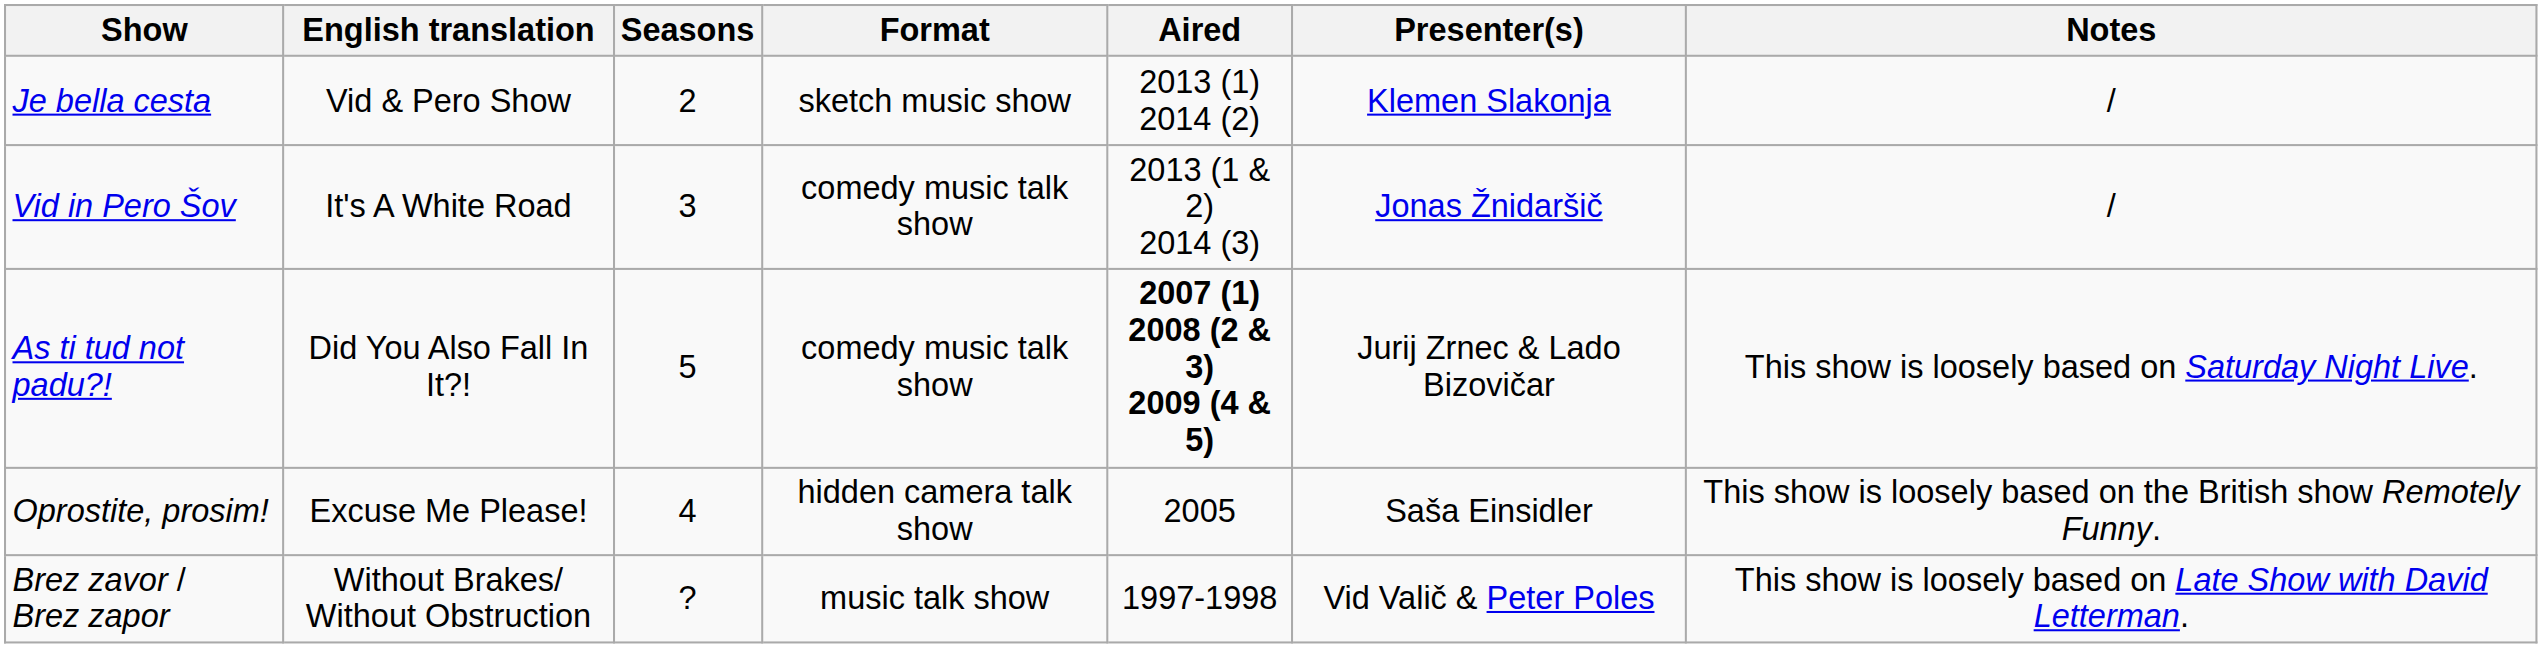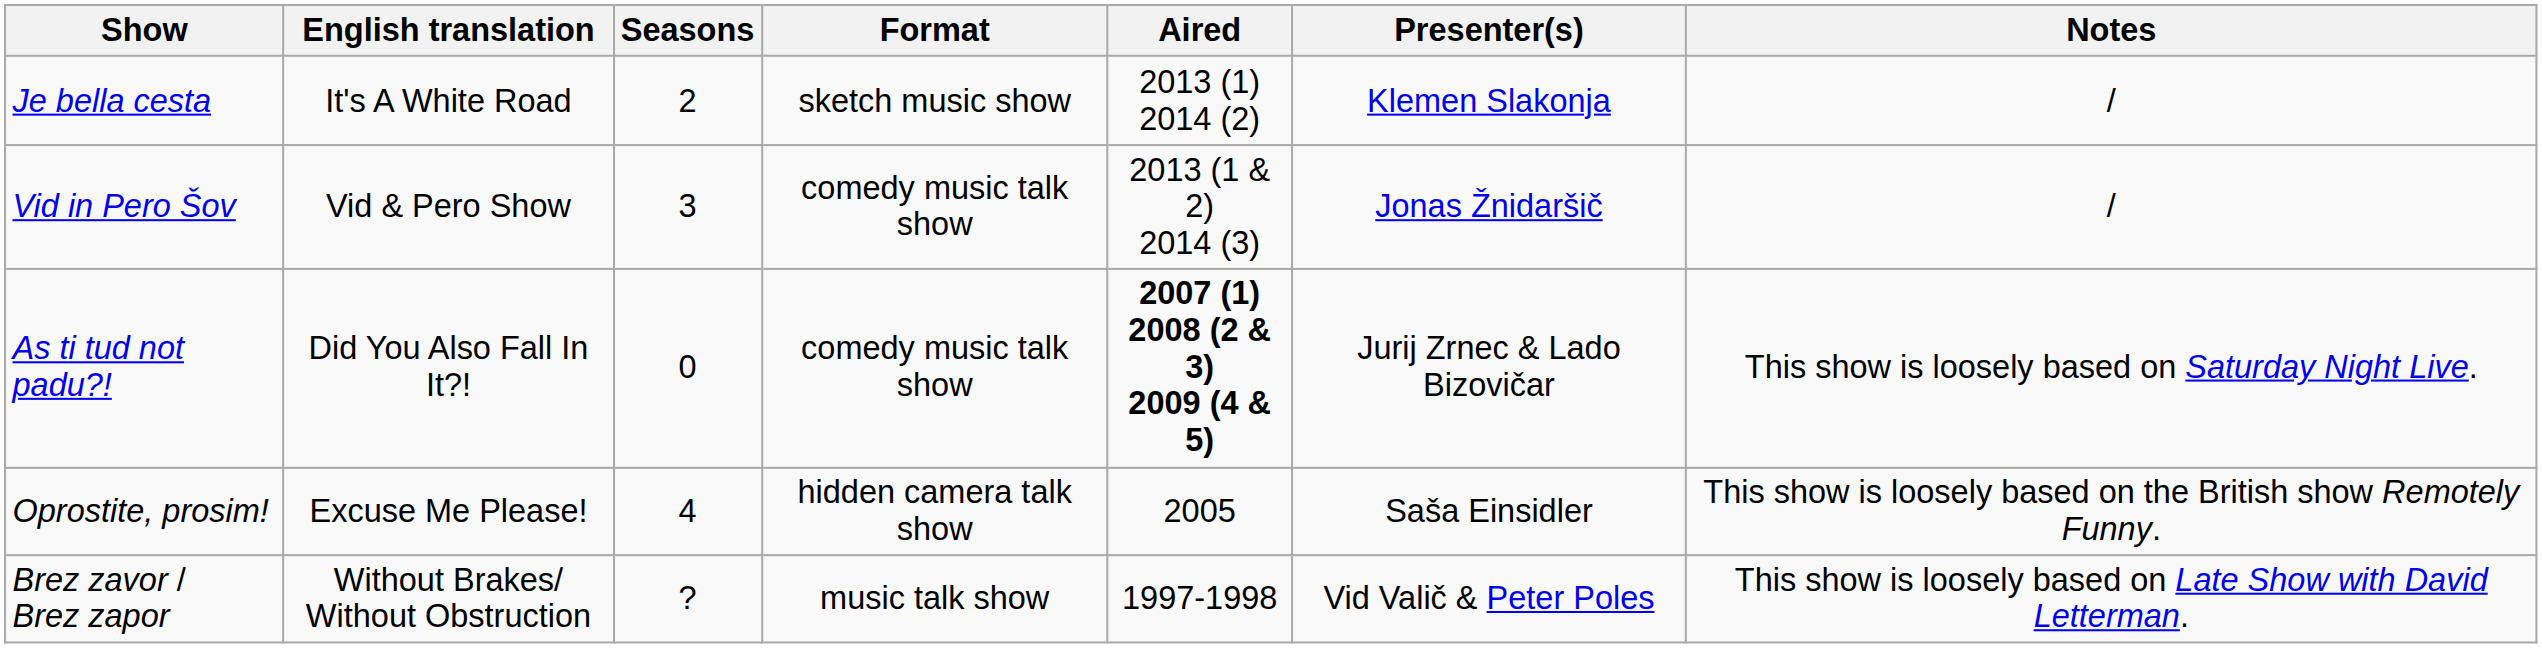(448, 100) Vid & Pero Show -> (448, 100) It's A White Road
(448, 206) It's A White Road -> (448, 206) Vid & Pero Show
(688, 367) 5 -> (688, 367) 0
